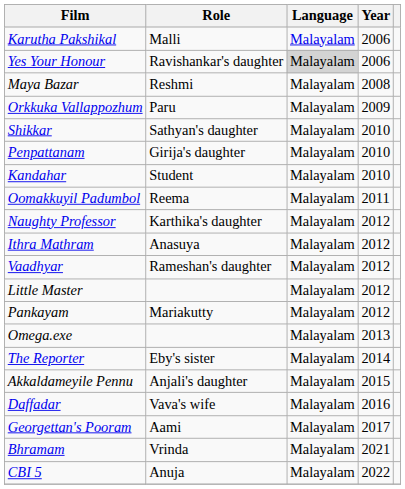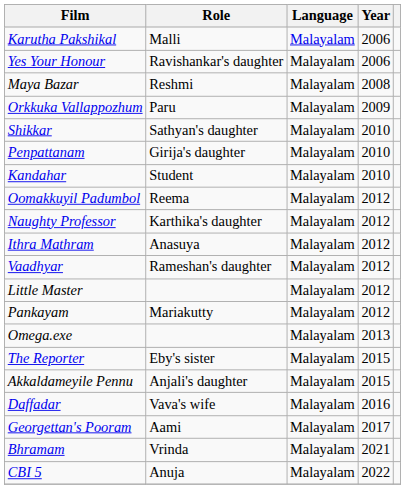(322, 61) lightgrey background -> (322, 61) no background
(376, 198) 2011 -> (376, 198) 2012
(376, 358) 2014 -> (376, 358) 2015
